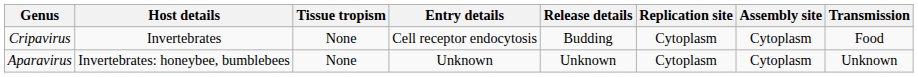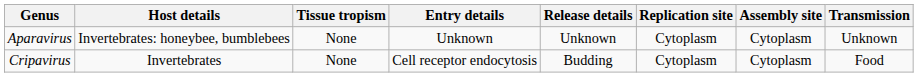rows swapped: (40, 60) <-> (40, 38)
